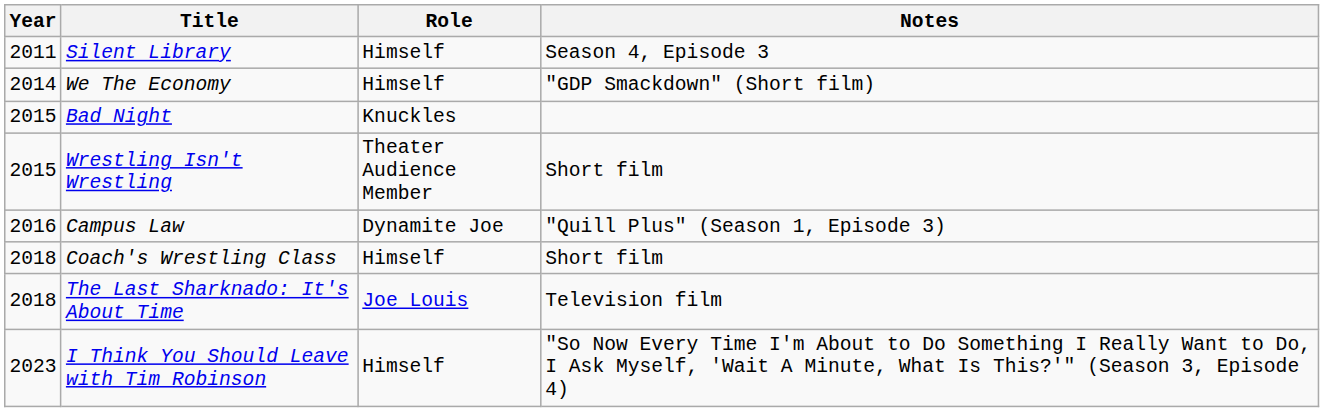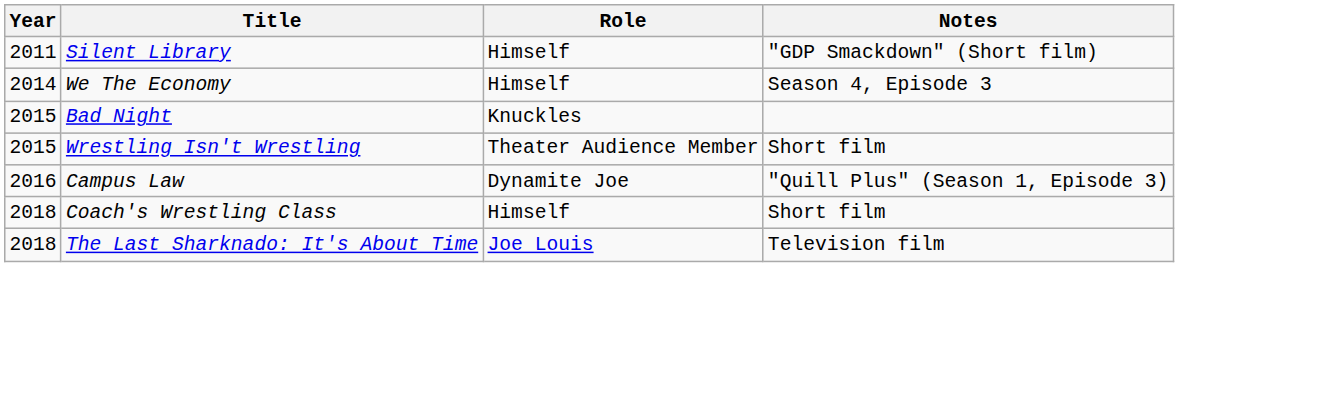(657, 53) Season 4, Episode 3 -> (933, 53) "GDP Smackdown" (Short film)
(710, 85) "GDP Smackdown" (Short film) -> (880, 85) Season 4, Episode 3
- row: (207, 367)
